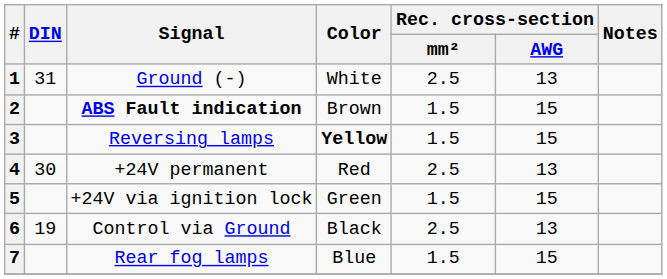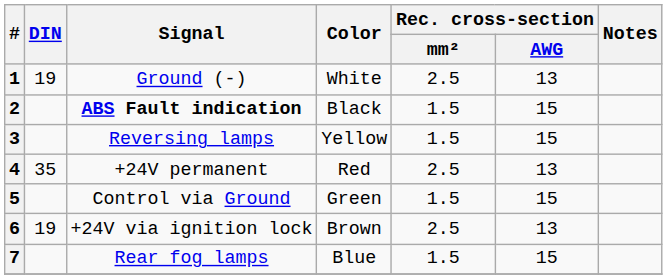(45, 79) 31 -> (45, 79) 19
(354, 109) Brown -> (354, 109) Black
(354, 139) bold -> (354, 139) normal
(45, 169) 30 -> (45, 169) 35
(192, 199) +24V via ignition lock -> (192, 199) Control via Ground
(192, 229) Control via Ground -> (192, 229) +24V via ignition lock
(354, 229) Black -> (354, 229) Brown
